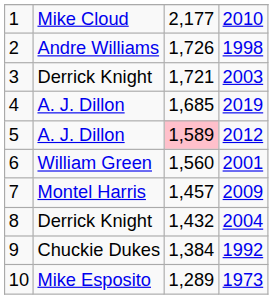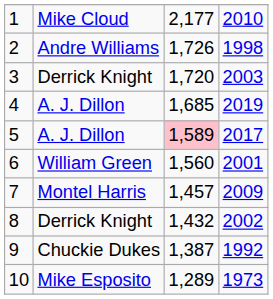(191, 76) 1,721 -> (191, 76) 1,720
(243, 134) 2012 -> (243, 134) 2017
(243, 221) 2004 -> (243, 221) 2002
(191, 250) 1,384 -> (191, 250) 1,387
